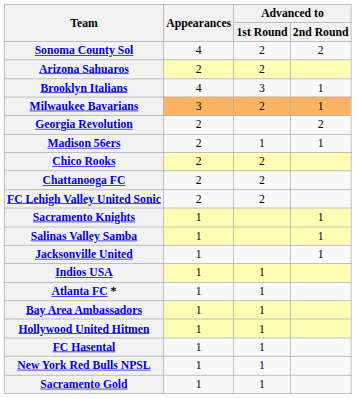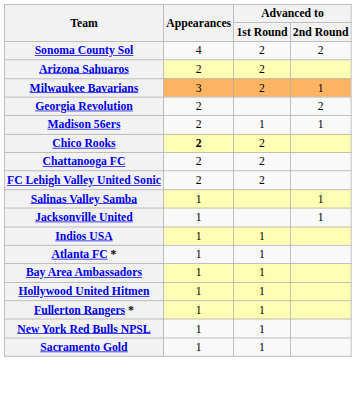- row: (84, 87)
(199, 161) normal -> (199, 143) bold
- row: (84, 217)
+ row: (84, 310)
- row: (84, 347)
